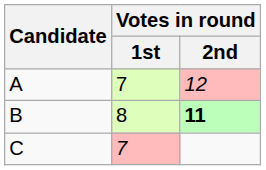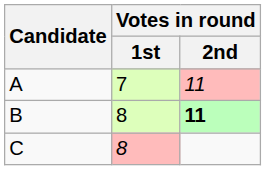(196, 84) 12 -> (195, 84) 11
(122, 148) 7 -> (122, 148) 8
